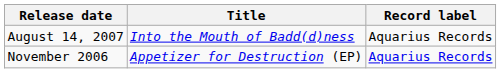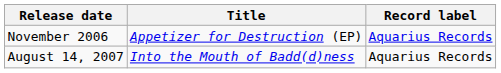rows swapped: (58, 57) <-> (66, 36)
